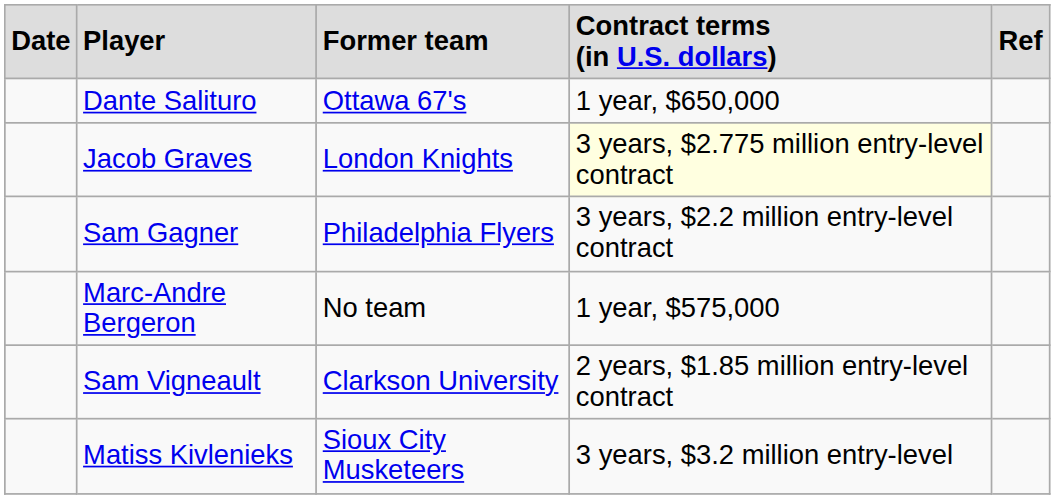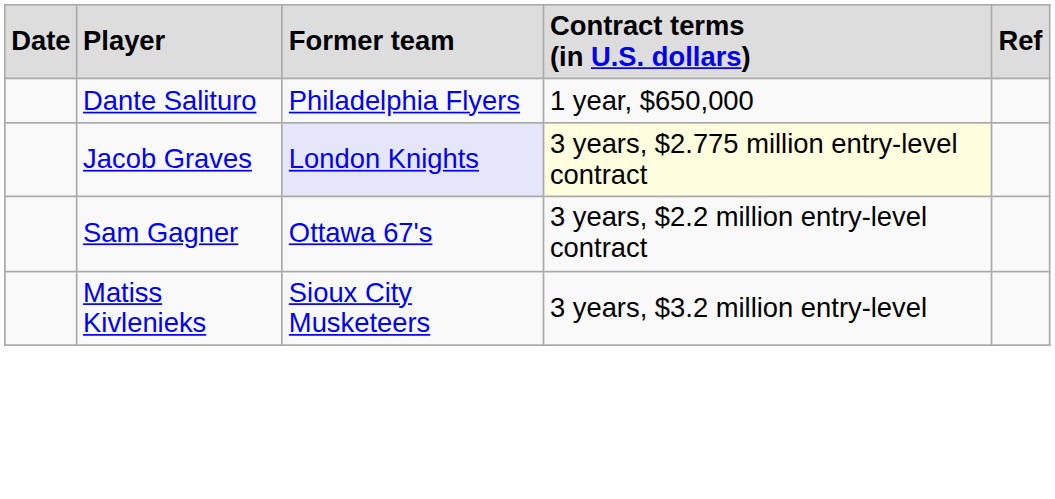(395, 100) Ottawa 67's -> (404, 100) Philadelphia Flyers
(418, 159) no background -> (384, 159) lavender background
(438, 233) Philadelphia Flyers -> (361, 233) Ottawa 67's
- row: (155, 307)
- row: (172, 381)
